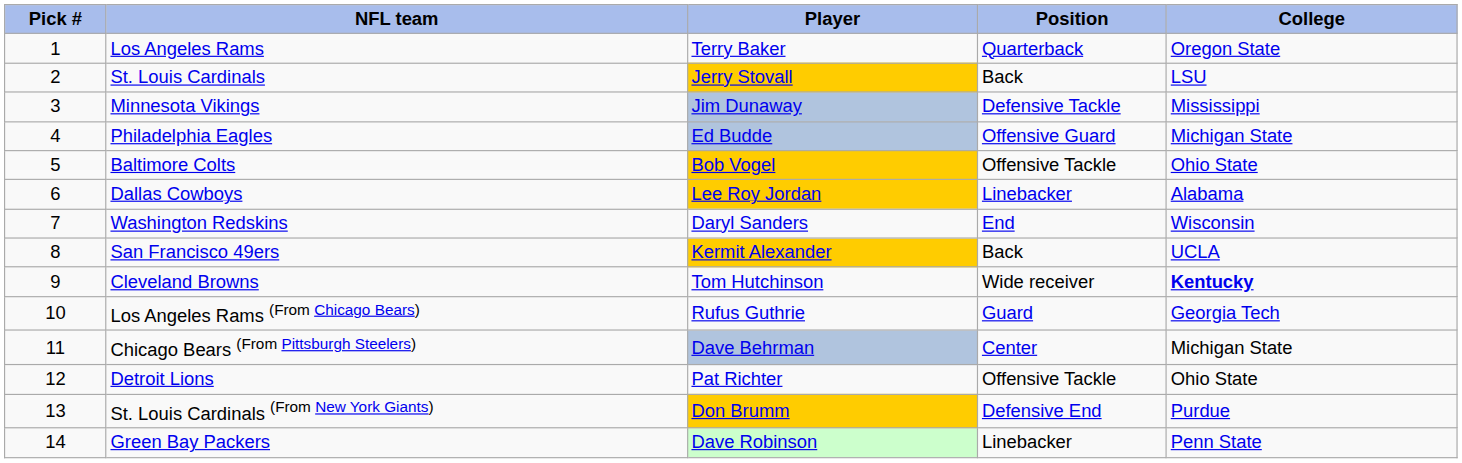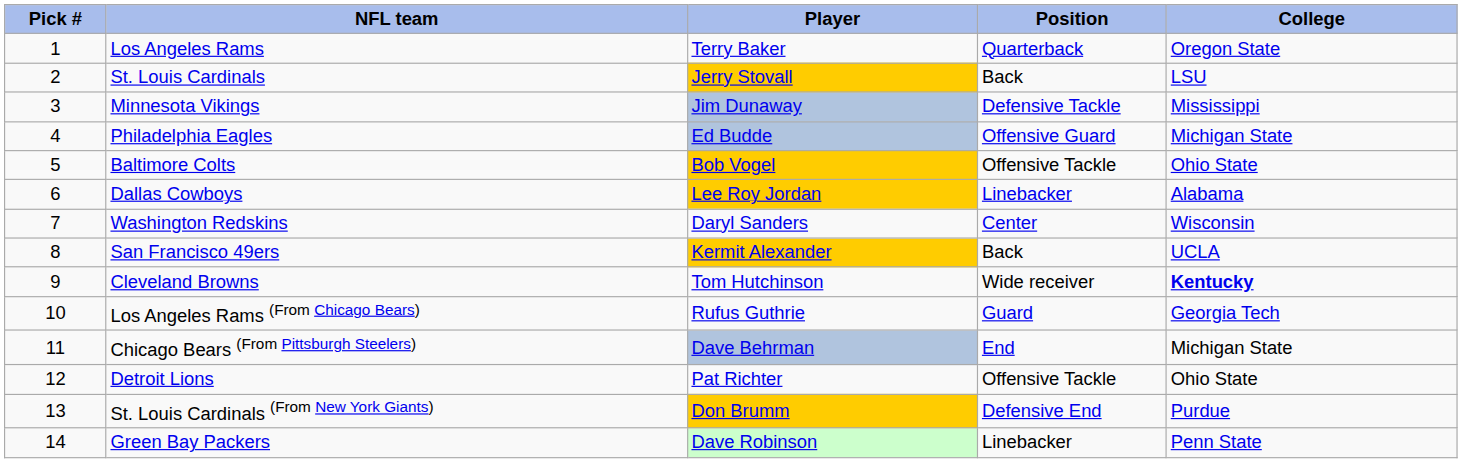(998, 223) End -> (1010, 223) Center
(1010, 347) Center -> (998, 347) End
